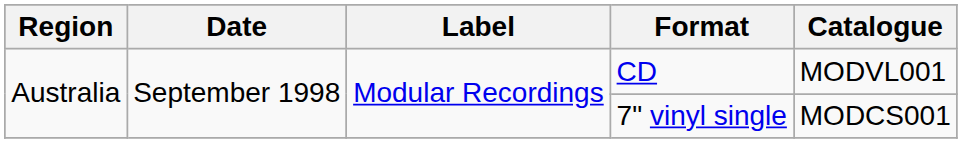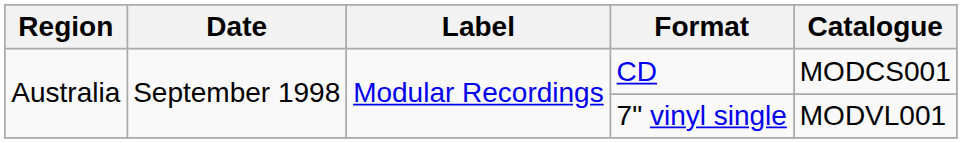(873, 71) MODVL001 -> (875, 71) MODCS001
(875, 115) MODCS001 -> (873, 115) MODVL001
